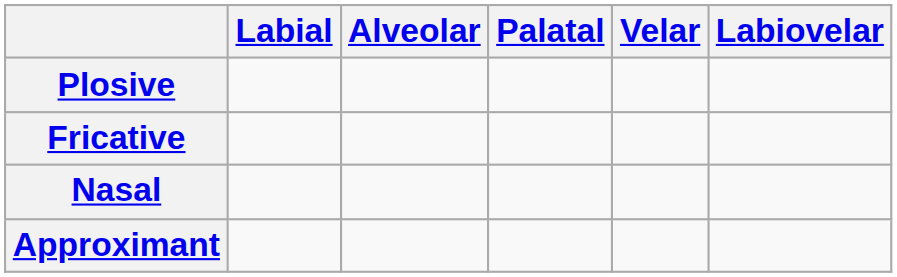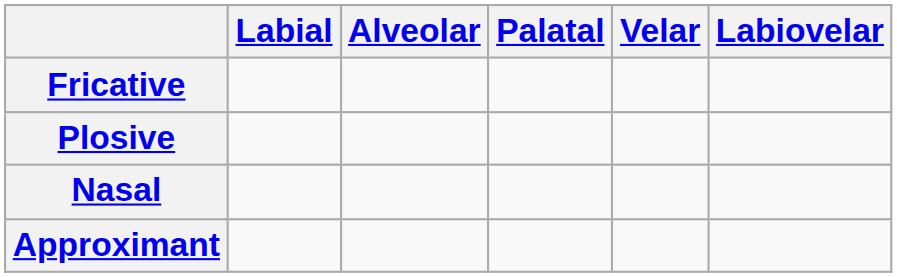rows swapped: (116, 84) <-> (116, 137)
